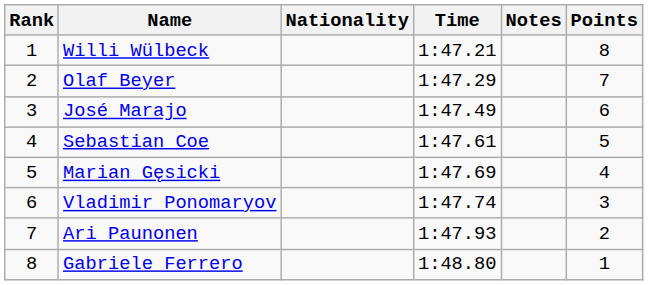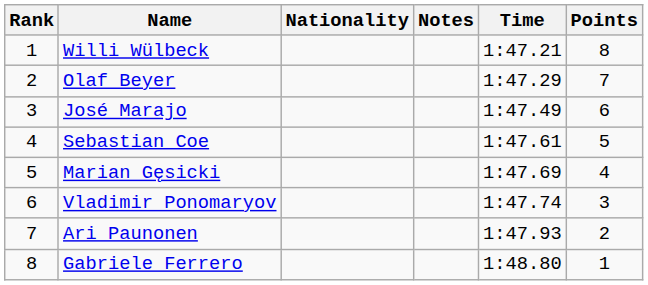columns swapped: (457, 20) <-> (534, 20)
